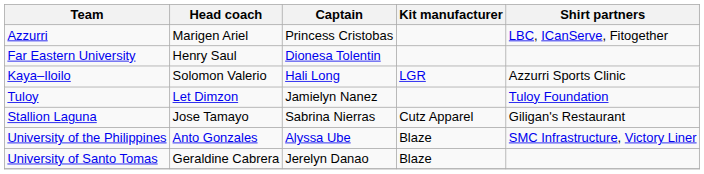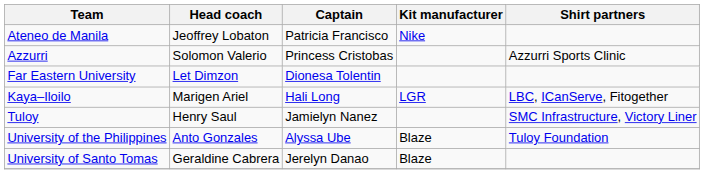+ row: (58, 35)
(210, 35) Marigen Ariel -> (220, 55) Solomon Valerio
(588, 35) LBC, ICanServe, Fitogether -> (567, 55) Azzurri Sports Clinic
(205, 55) Henry Saul -> (205, 76) Let Dimzon
(220, 76) Solomon Valerio -> (210, 96) Marigen Ariel
(567, 76) Azzurri Sports Clinic -> (588, 96) LBC, ICanServe, Fitogether
(205, 96) Let Dimzon -> (205, 117) Henry Saul
(559, 96) Tuloy Foundation -> (603, 117) SMC Infrastructure, Victory Liner
- row: (52, 117)
(603, 138) SMC Infrastructure, Victory Liner -> (559, 138) Tuloy Foundation
